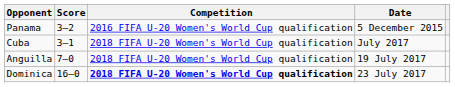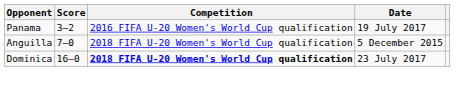(400, 28) 5 December 2015 -> (392, 28) 19 July 2017
- row: (18, 43)
(392, 58) 19 July 2017 -> (400, 43) 5 December 2015
